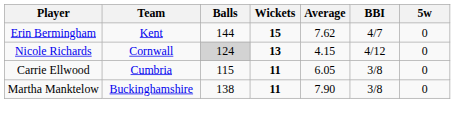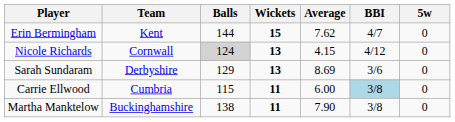+ row: (53, 70)
(325, 70) 6.05 -> (325, 88) 6.00
(375, 70) no background -> (375, 88) lightblue background
